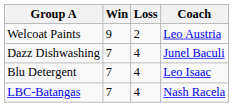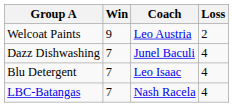columns swapped: (146, 14) <-> (194, 14)
